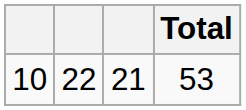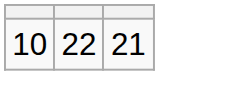- column: (197, 29)
